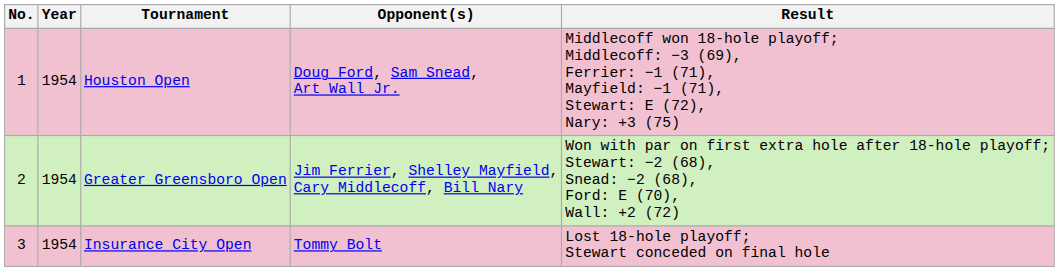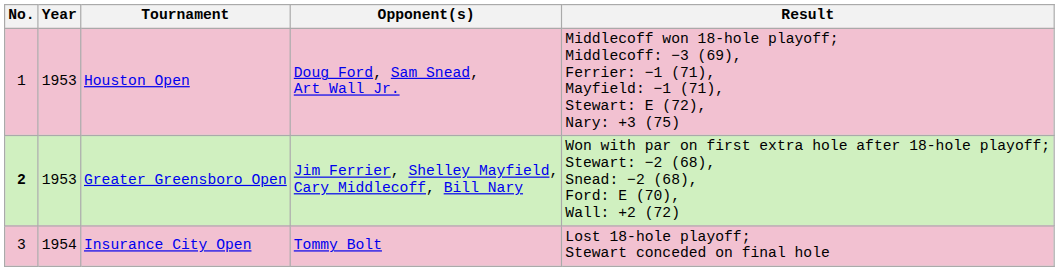(59, 82) 1954 -> (59, 82) 1953
(21, 181) normal -> (21, 181) bold
(59, 181) 1954 -> (59, 181) 1953
